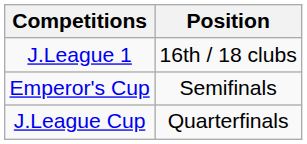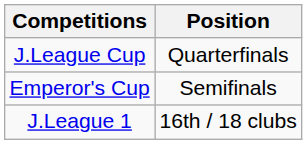rows swapped: (80, 54) <-> (80, 121)
